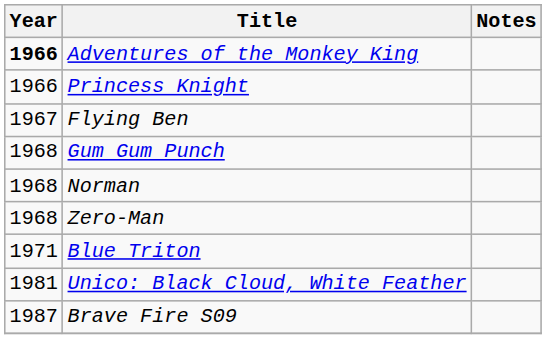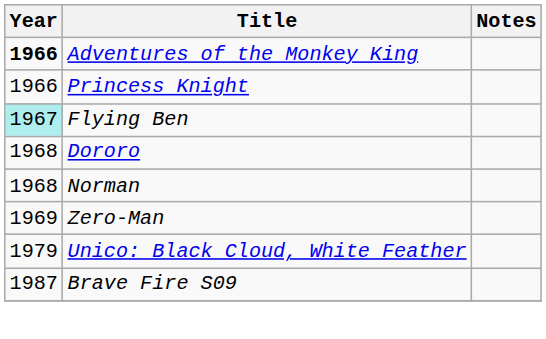(34, 120) no background -> (34, 120) paleturquoise background
+ row: (104, 153)
- row: (146, 153)
(34, 218) 1968 -> (34, 218) 1969
- row: (134, 251)
(34, 284) 1981 -> (34, 251) 1979
